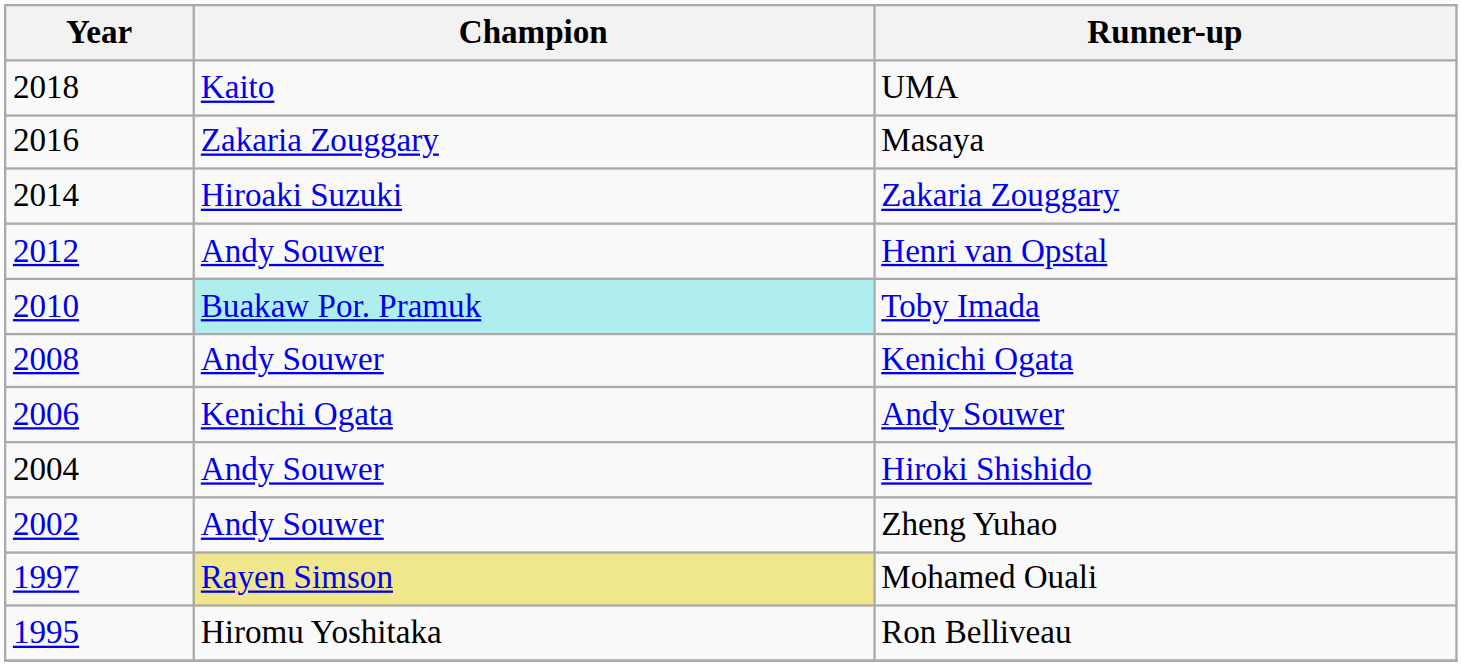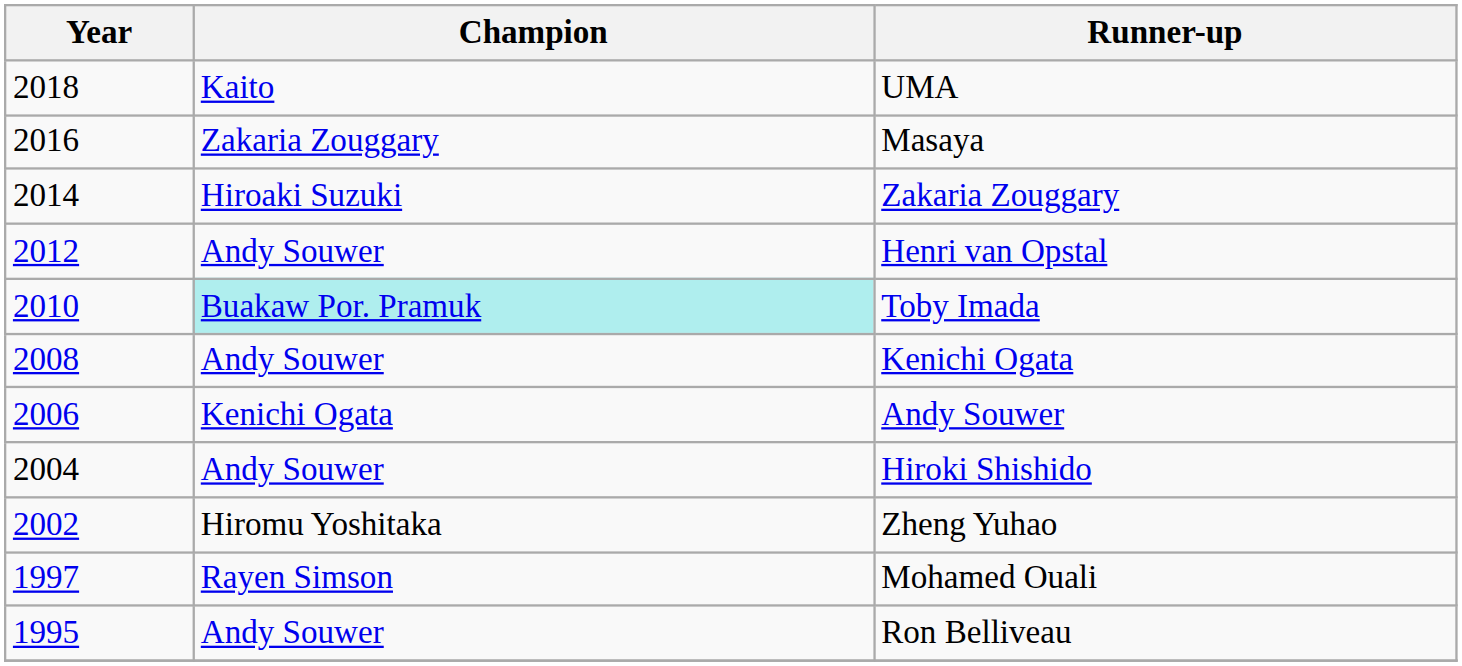(292, 523) Andy Souwer -> (321, 523) Hiromu Yoshitaka
(297, 578) khaki background -> (297, 578) no background
(321, 633) Hiromu Yoshitaka -> (292, 633) Andy Souwer
